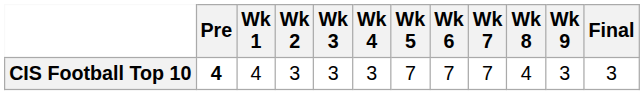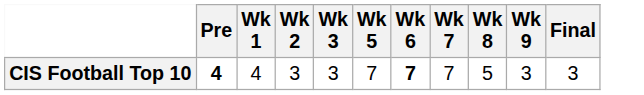- column: (372, 31)
(449, 73) normal -> (410, 73) bold
(526, 73) 4 -> (488, 73) 5
